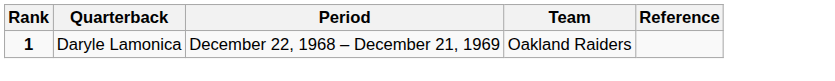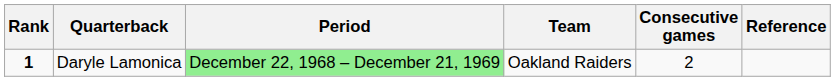+ column: (689, 27)
(345, 44) no background -> (345, 62) lightgreen background
